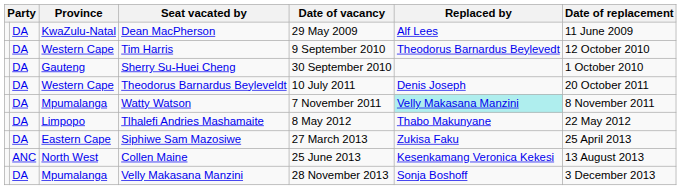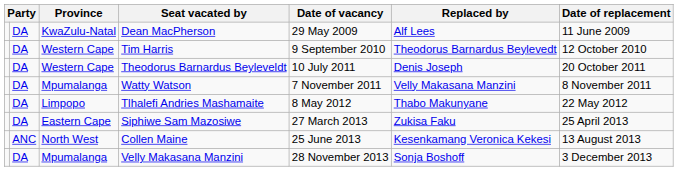- row: (178, 67)
(458, 103) paleturquoise background -> (455, 85) no background
